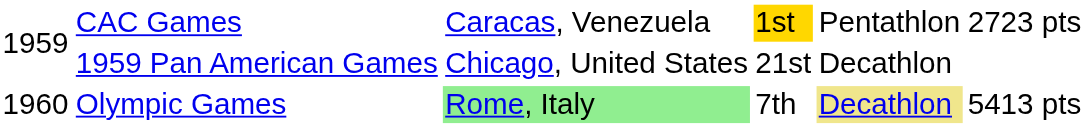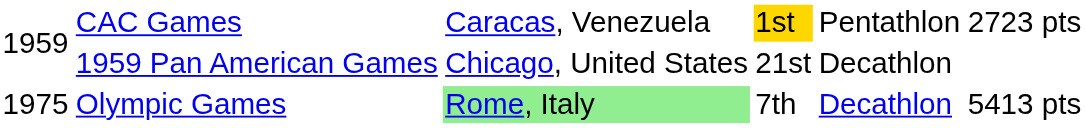(35, 104) 1960 -> (35, 104) 1975
(885, 104) khaki background -> (885, 104) no background
